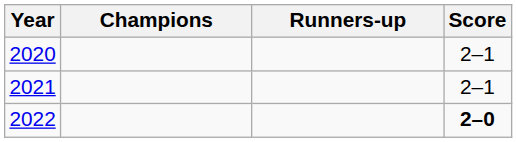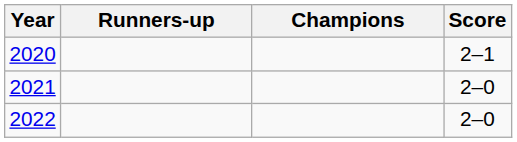columns swapped: (156, 20) <-> (348, 20)
(477, 86) 2–1 -> (477, 86) 2–0
(477, 119) bold -> (477, 119) normal
